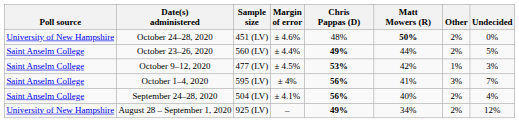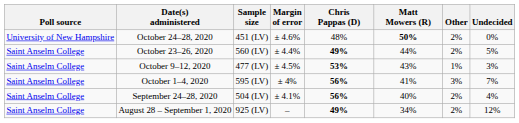(408, 66) 42% -> (408, 66) 43%
(60, 111) University of New Hampshire -> (45, 111) Saint Anselm College
